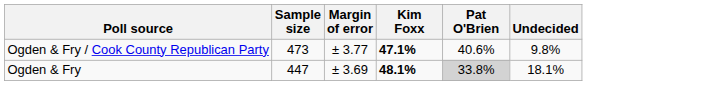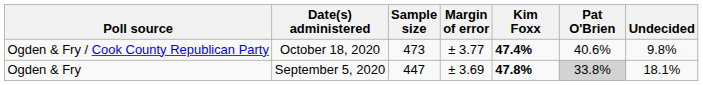+ column: (330, 22)
(397, 49) 47.1% -> (514, 49) 47.4%
(397, 70) 48.1% -> (514, 70) 47.8%
